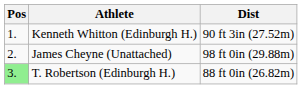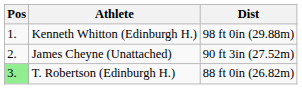(248, 34) 90 ft 3in (27.52m) -> (248, 34) 98 ft 0in (29.88m)
(248, 53) 98 ft 0in (29.88m) -> (248, 53) 90 ft 3in (27.52m)
